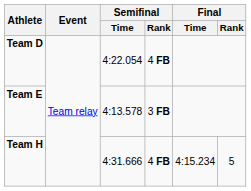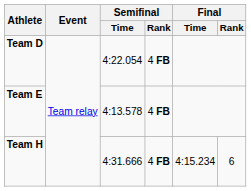(159, 111) 3 FB -> (159, 111) 4 FB
(232, 162) 5 -> (232, 162) 6
